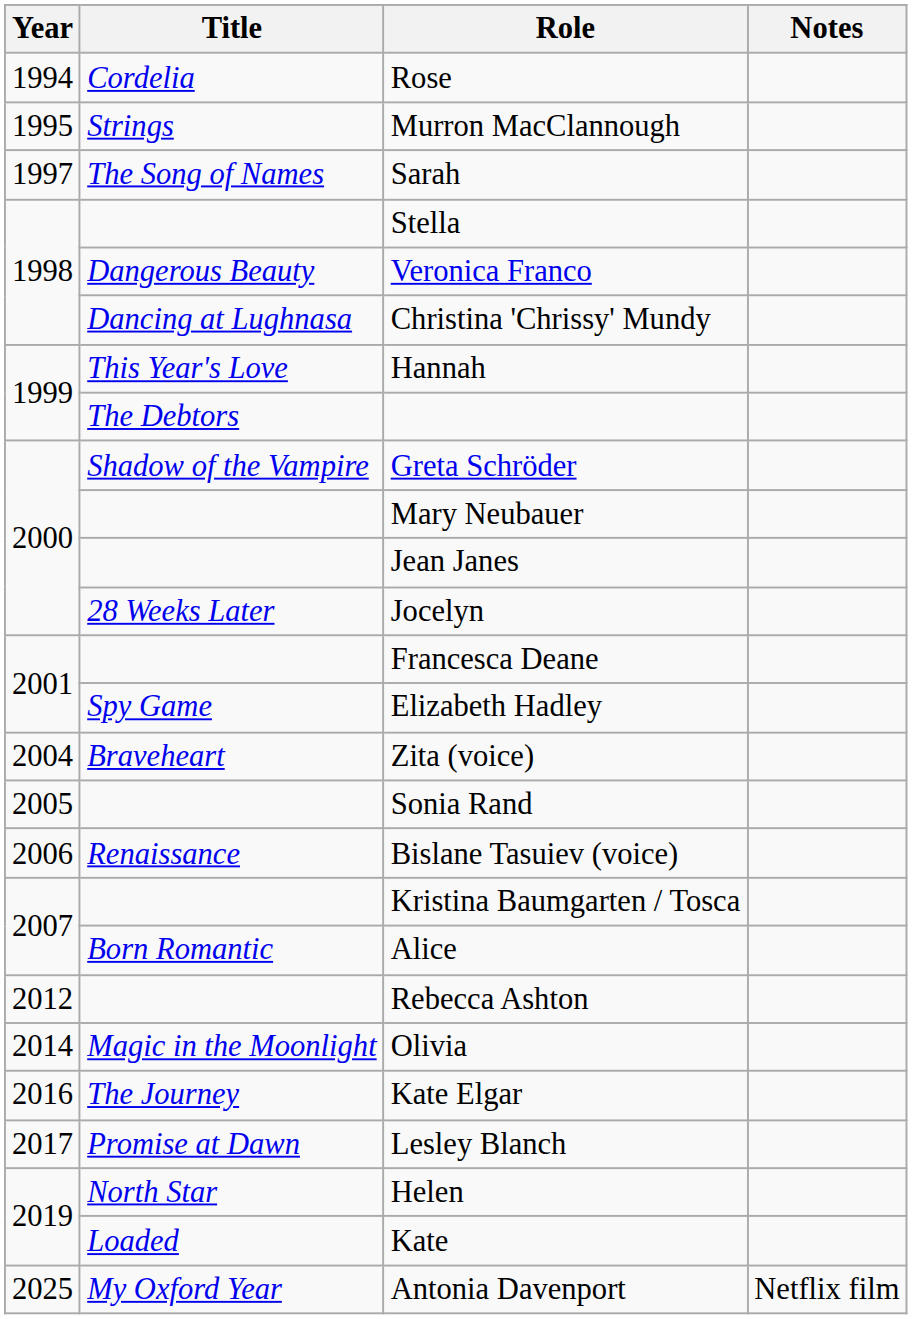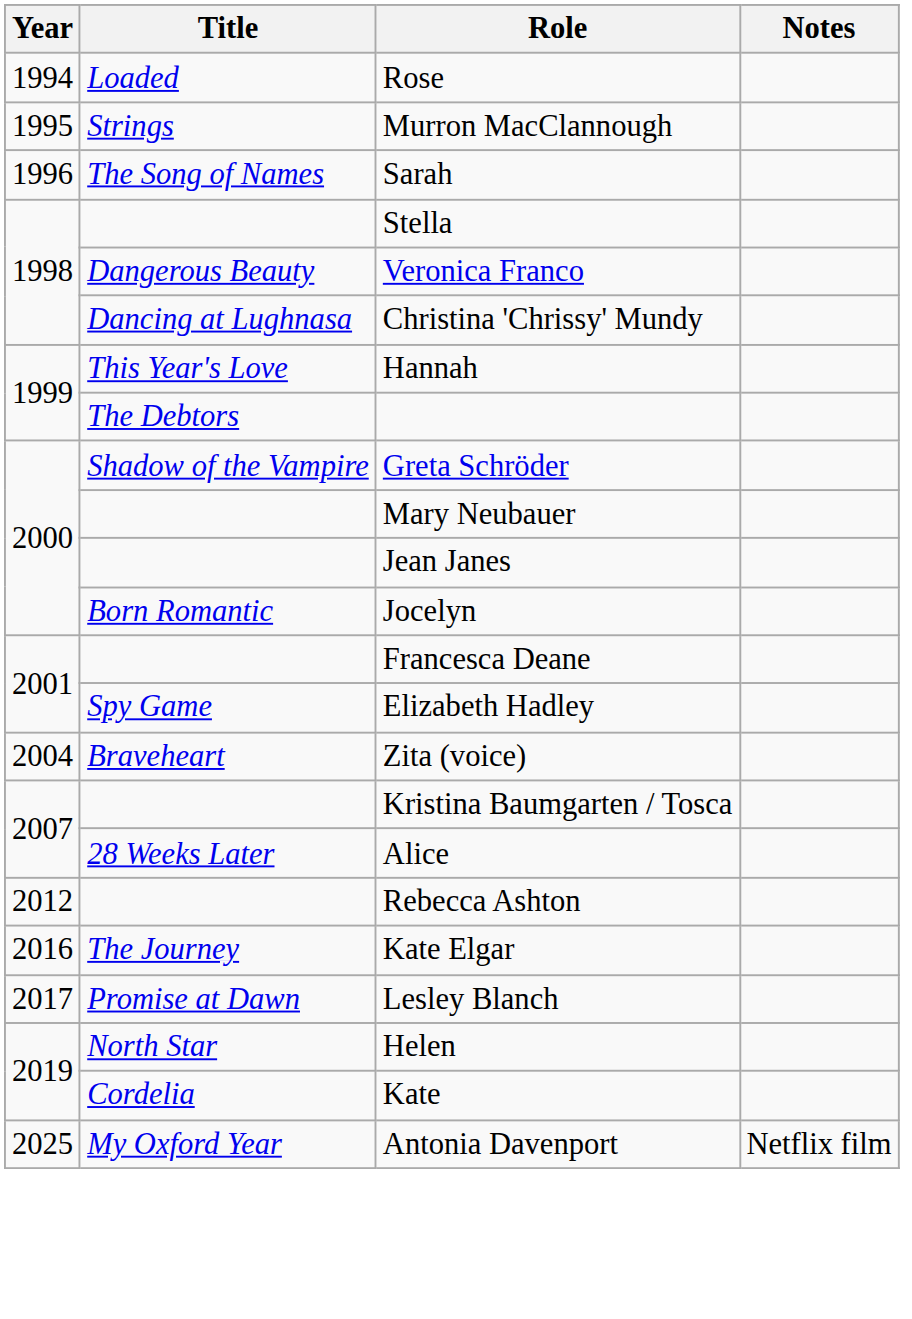(141, 77) Cordelia -> (133, 77) Loaded
(43, 174) 1997 -> (43, 174) 1996
(181, 610) 28 Weeks Later -> (180, 610) Born Romantic
- row: (462, 804)
- row: (534, 852)
(180, 949) Born Romantic -> (181, 852) 28 Weeks Later
- row: (429, 1046)
(133, 1240) Loaded -> (141, 1094) Cordelia
